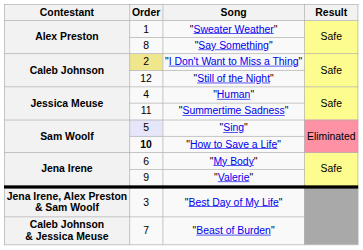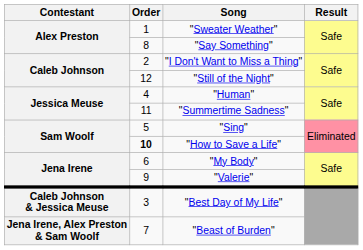(146, 62) khaki background -> (146, 62) no background
(146, 128) lavender background -> (146, 128) no background
(67, 202) Jena Irene, Alex Preston & Sam Woolf -> (67, 202) Caleb Johnson & Jessica Meuse
(67, 230) Caleb Johnson & Jessica Meuse -> (67, 230) Jena Irene, Alex Preston & Sam Woolf
